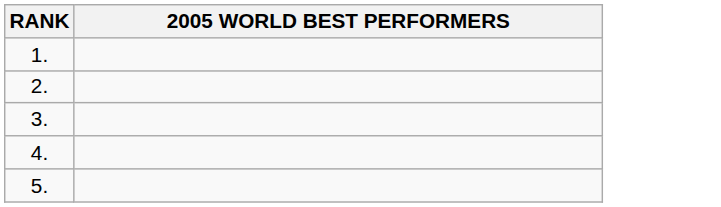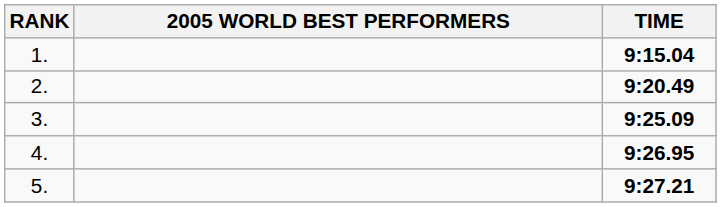+ column: (659, 21)
